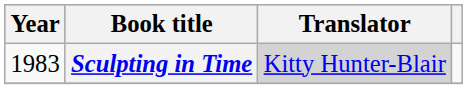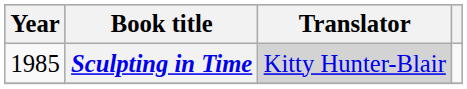(35, 63) 1983 -> (35, 63) 1985
